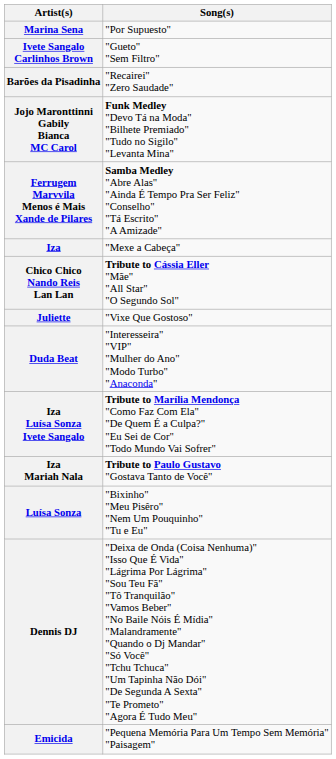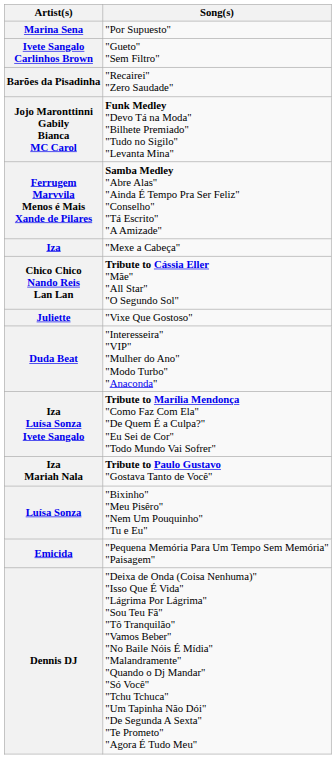rows swapped: (54, 739) <-> (54, 631)
